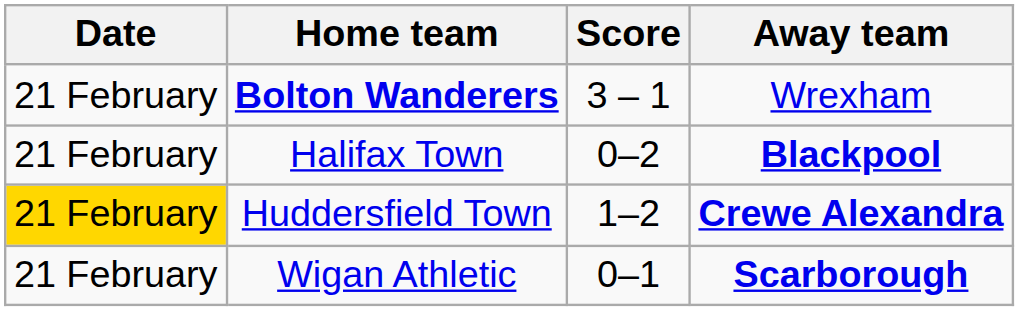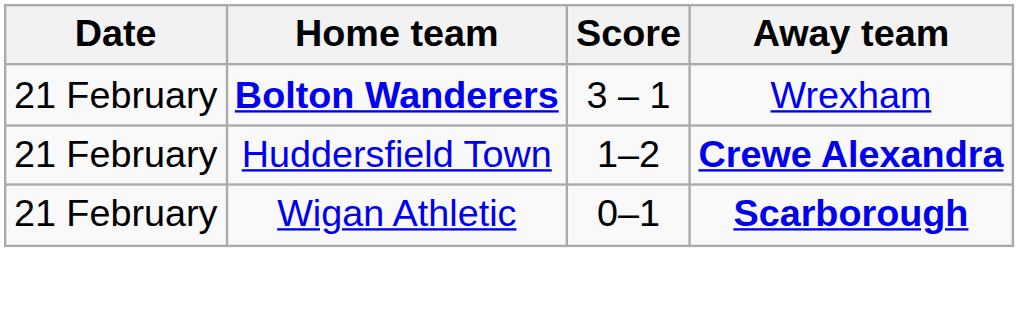- row: (397, 154)
(116, 214) gold background -> (116, 154) no background
